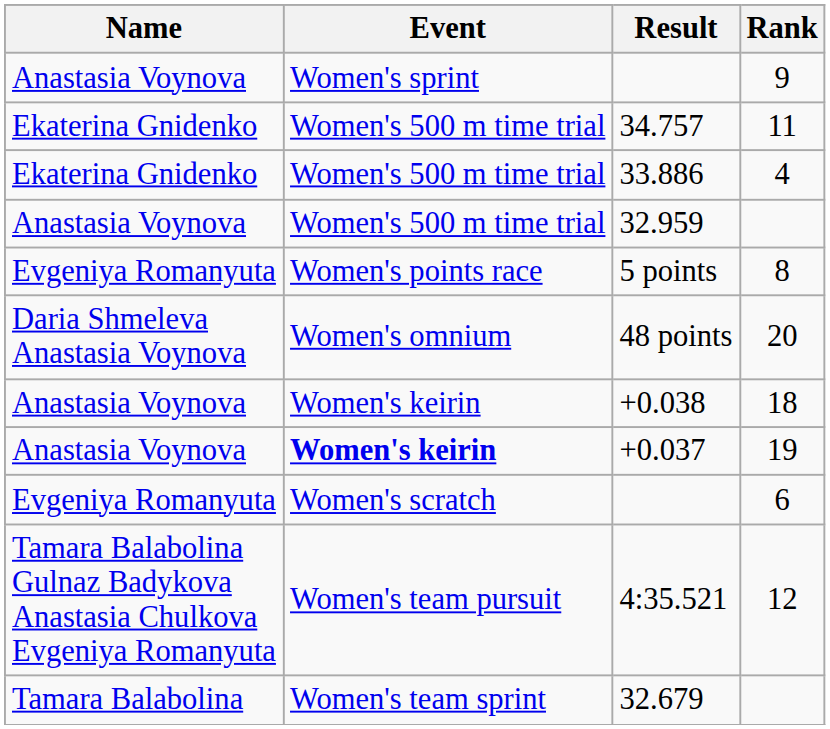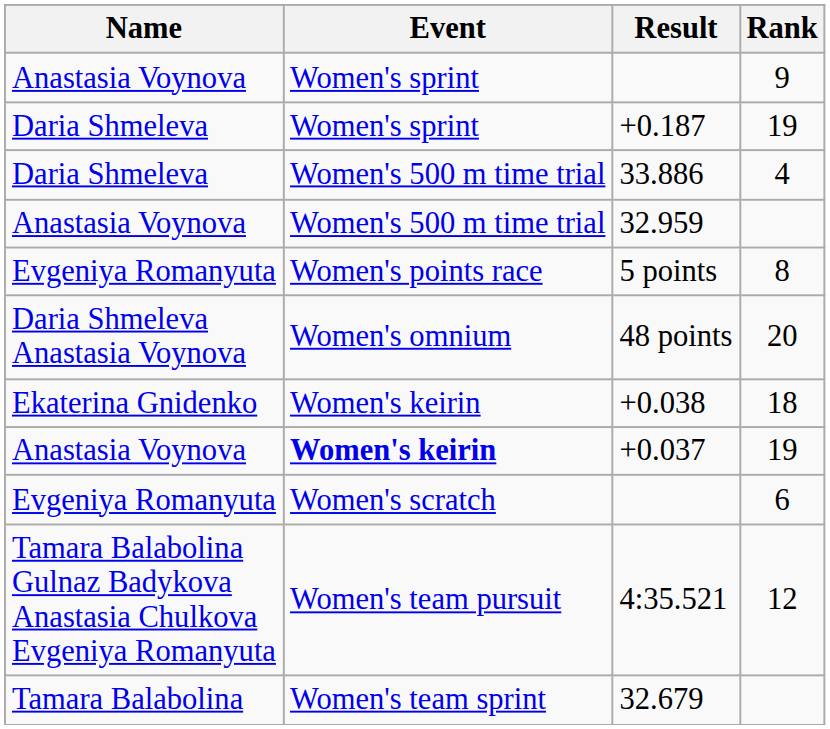+ row: (663, 125)
- row: (662, 125)
(135, 174) Ekaterina Gnidenko -> (110, 174) Daria Shmeleva
(129, 402) Anastasia Voynova -> (135, 402) Ekaterina Gnidenko
